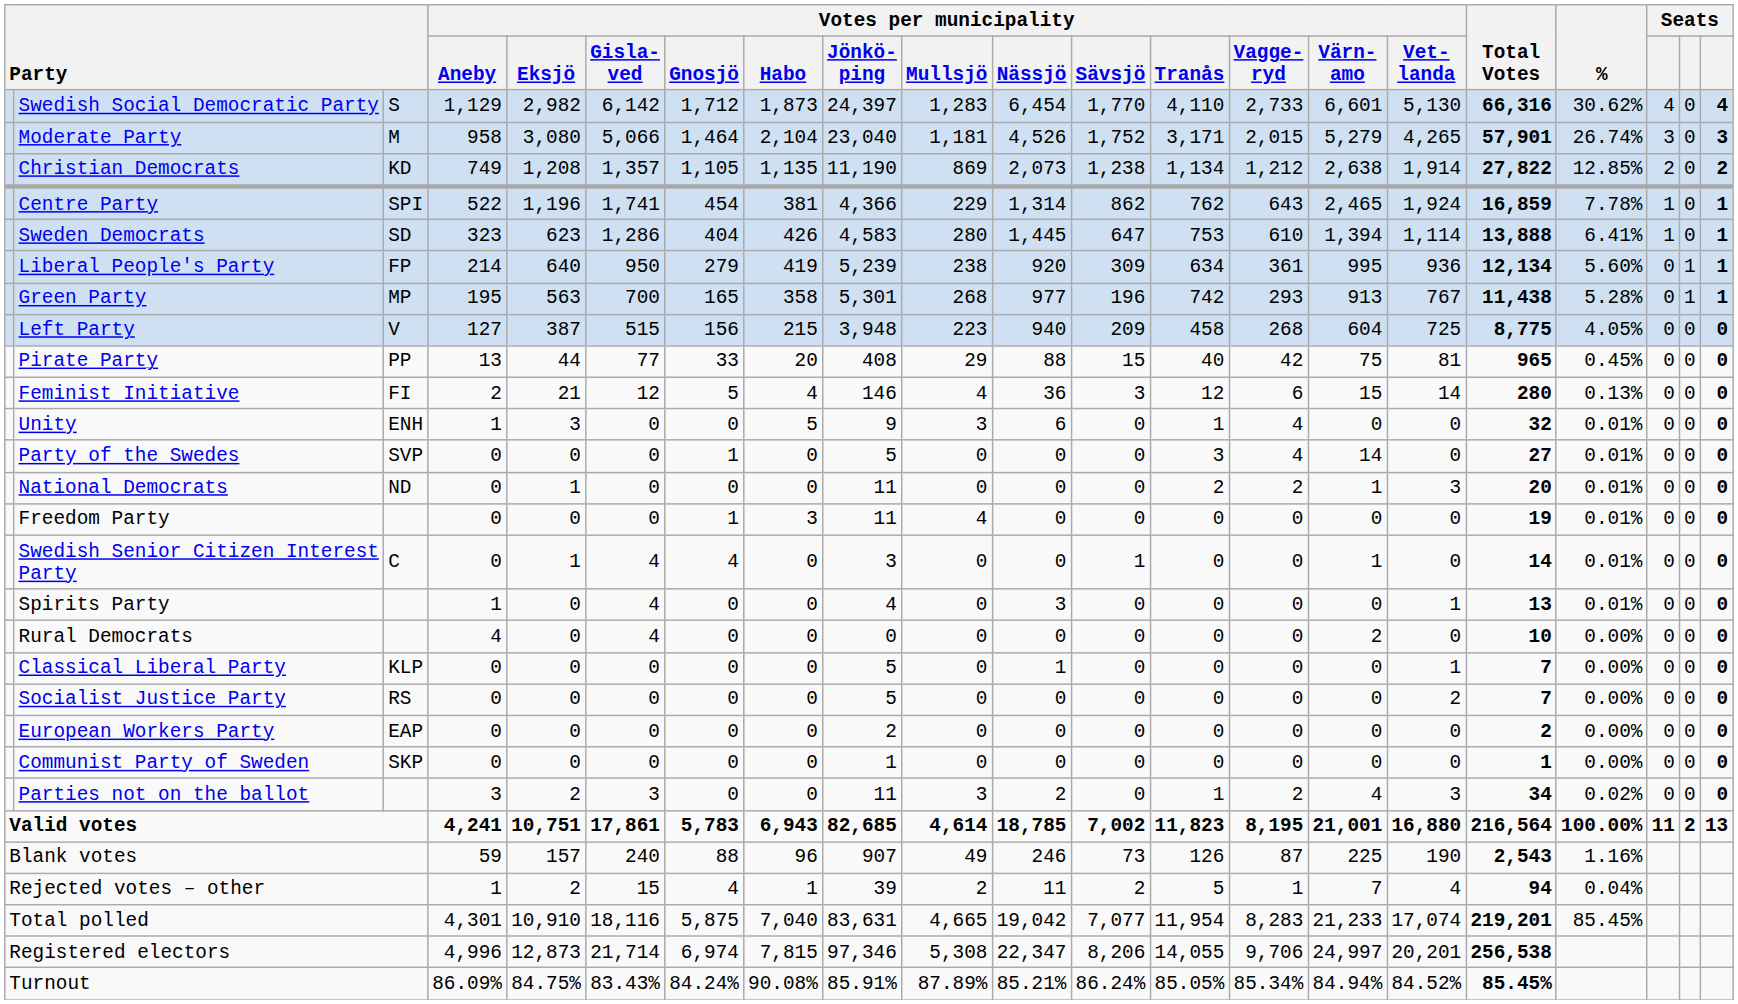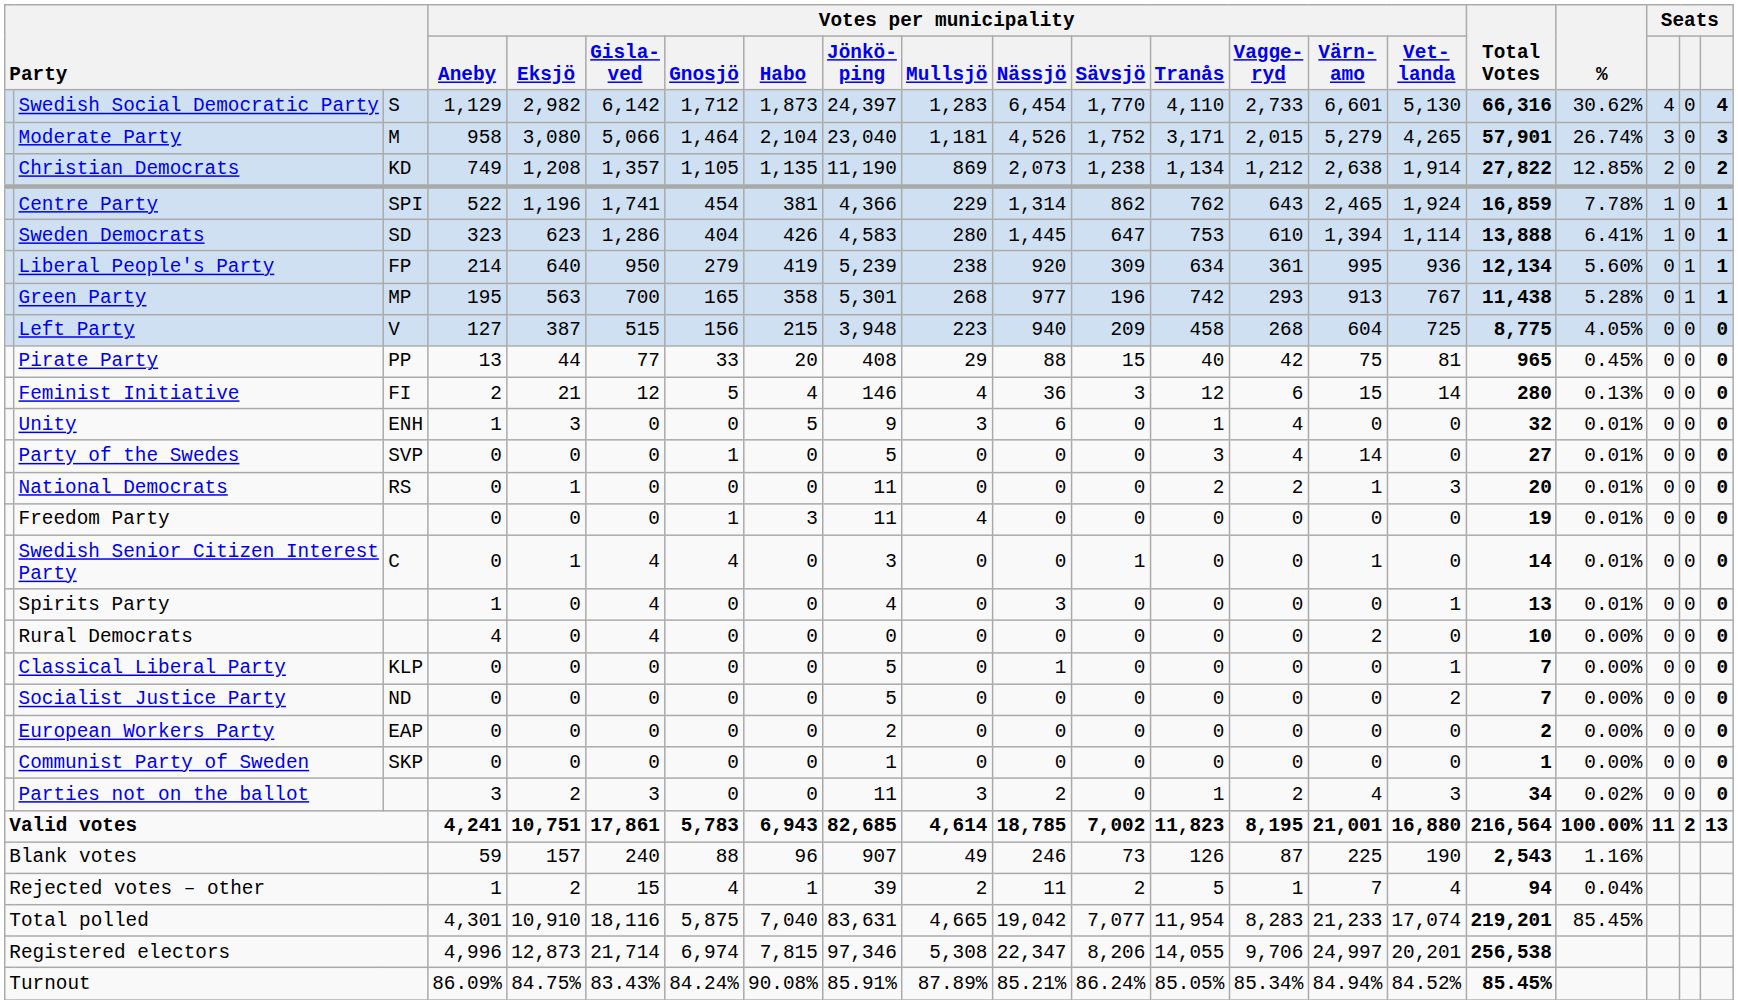(400, 488) ND -> (400, 488) RS
(400, 700) RS -> (400, 700) ND
